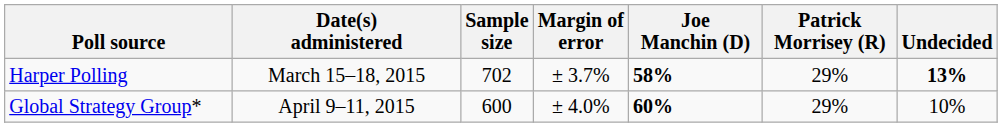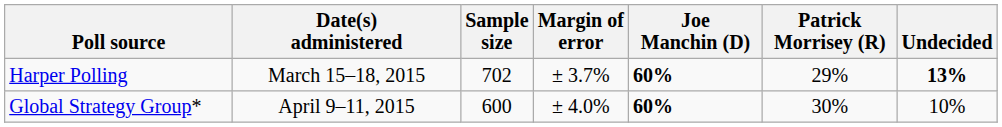(653, 74) 58% -> (653, 74) 60%
(830, 106) 29% -> (830, 106) 30%
